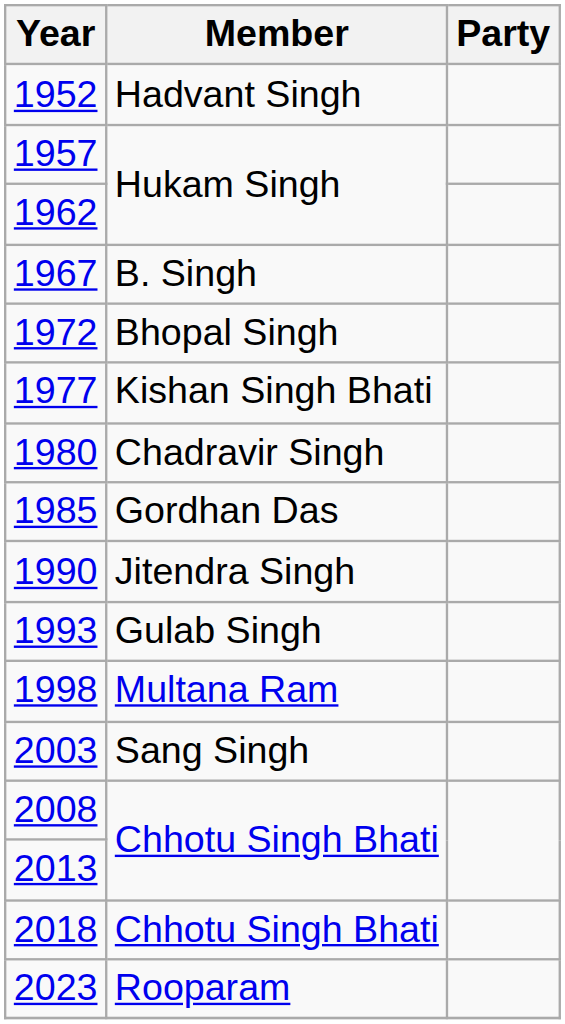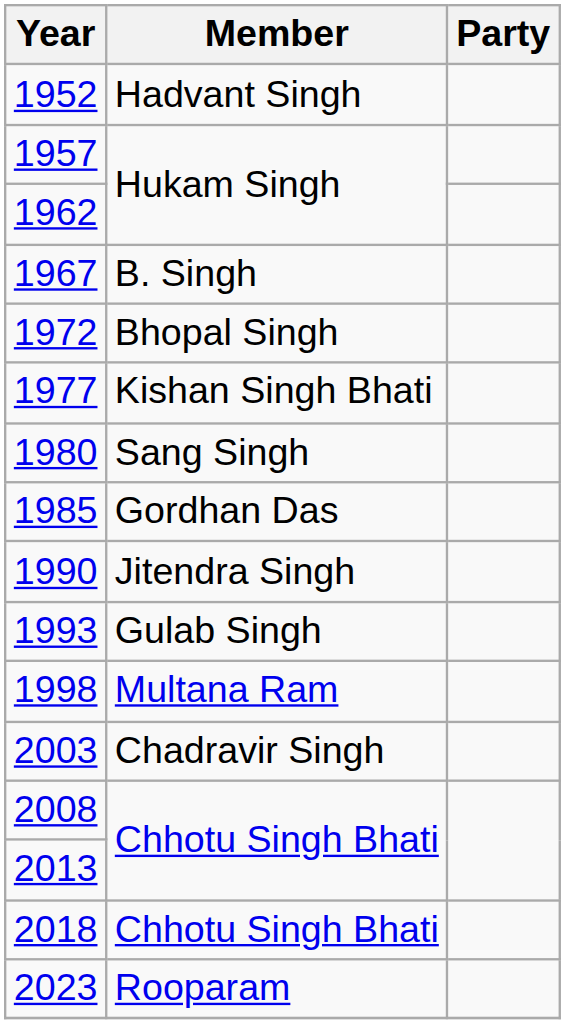(250, 451) Chadravir Singh -> (212, 451) Sang Singh
(212, 749) Sang Singh -> (250, 749) Chadravir Singh
